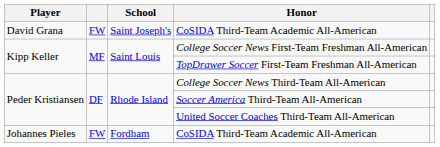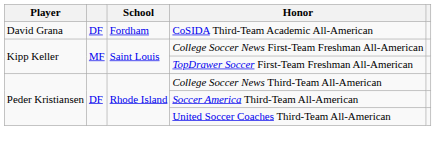(97, 30) FW -> (96, 30) DF
(141, 30) Saint Joseph's -> (129, 30) Fordham
- row: (41, 133)
